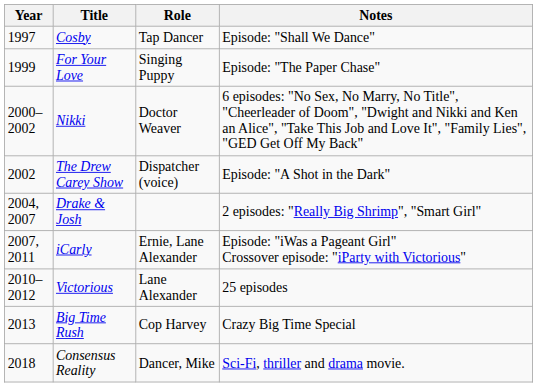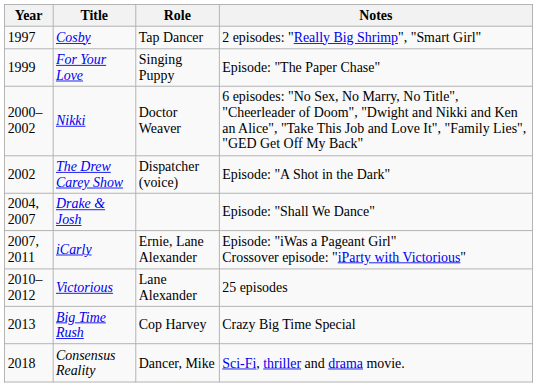(299, 37) Episode: "Shall We Dance" -> (352, 37) 2 episodes: "Really Big Shrimp", "Smart Girl"
(352, 212) 2 episodes: "Really Big Shrimp", "Smart Girl" -> (299, 212) Episode: "Shall We Dance"
